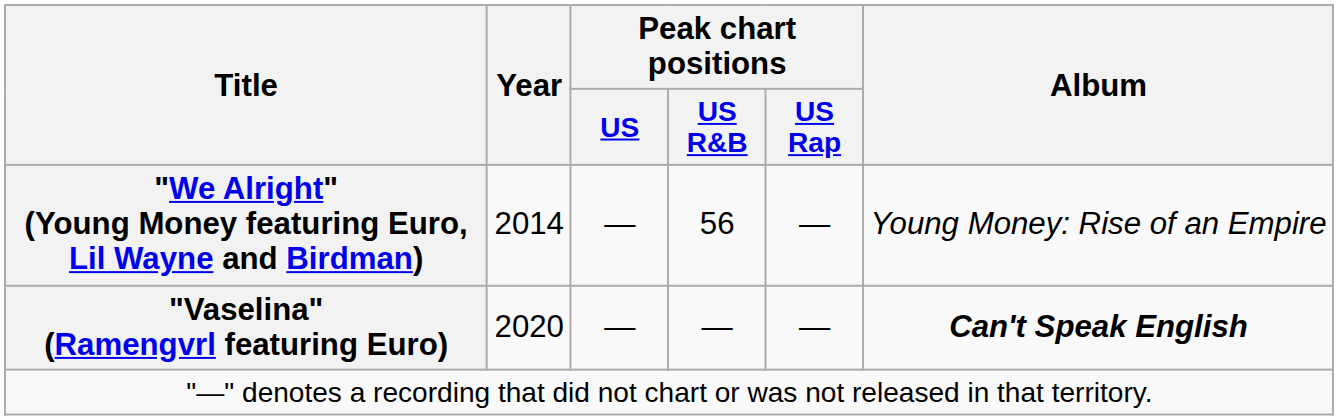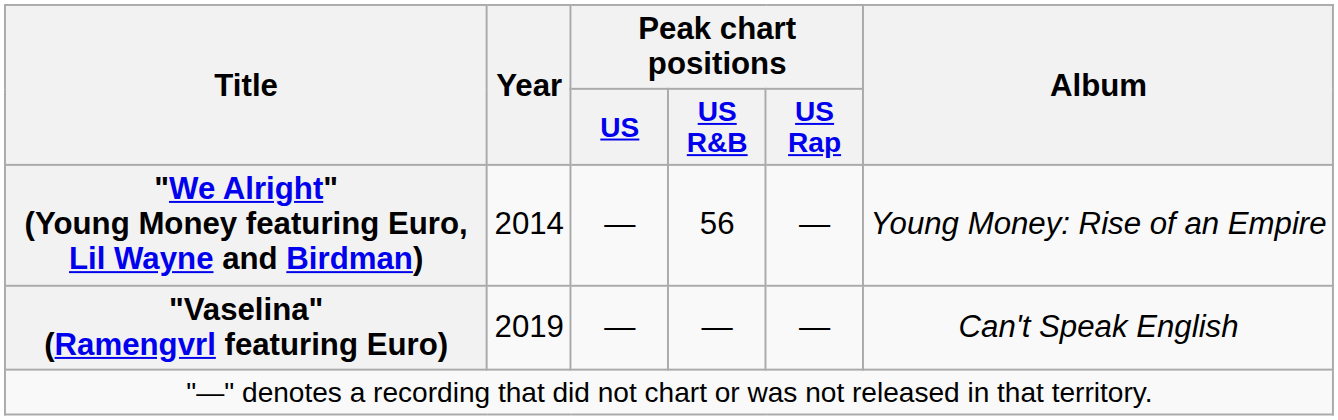(529, 326) 2020 -> (529, 326) 2019
(1099, 326) bold -> (1099, 326) normal
